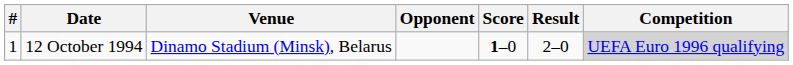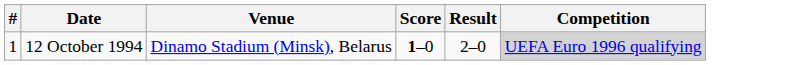- column: (437, 18)
